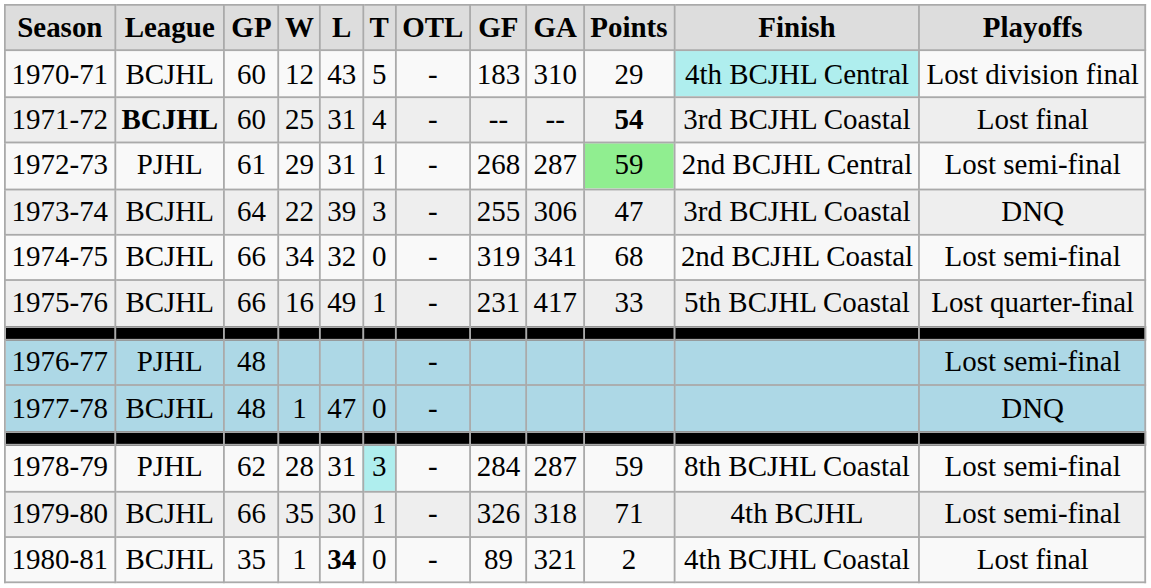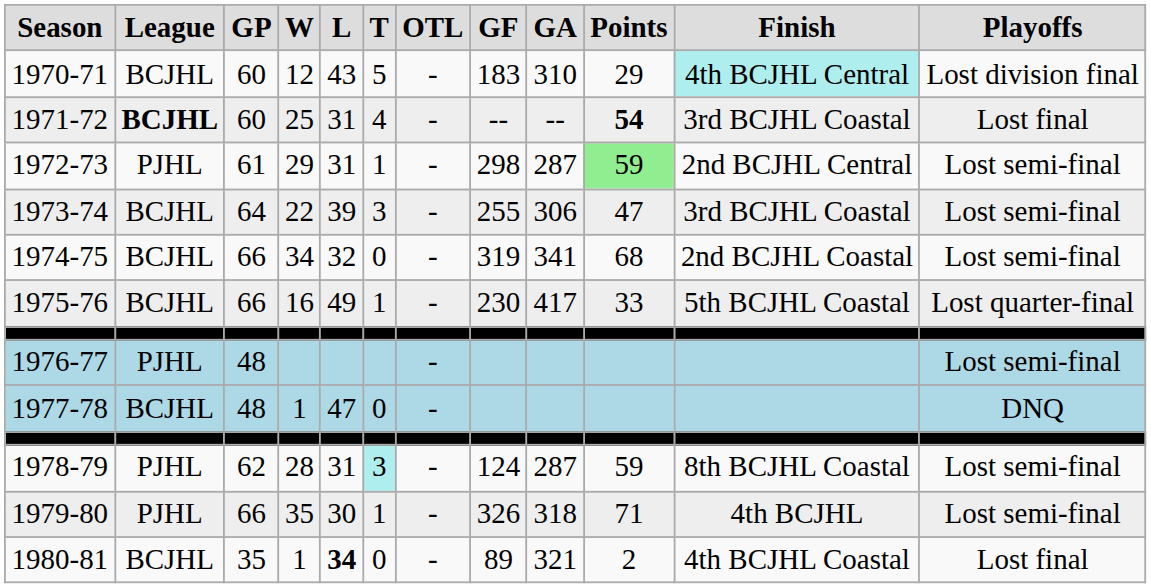(498, 165) 268 -> (498, 165) 298
(1033, 211) DNQ -> (1033, 211) Lost semi-final
(498, 303) 231 -> (498, 303) 230
(498, 467) 284 -> (498, 467) 124
(170, 513) BCJHL -> (170, 513) PJHL
